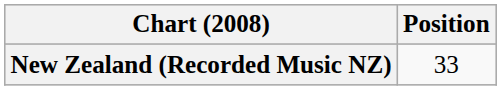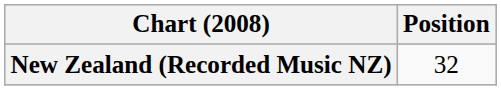(446, 64) 33 -> (446, 64) 32
